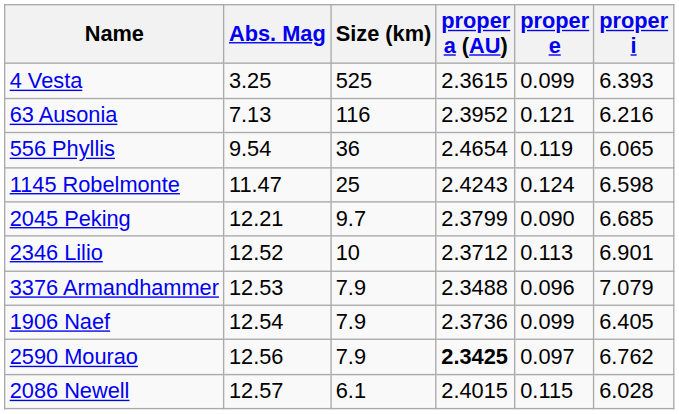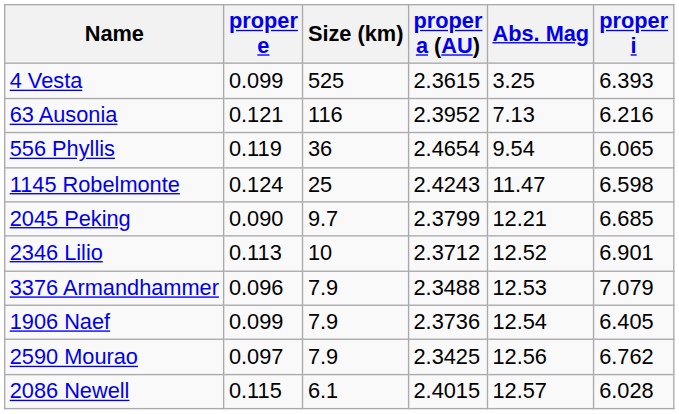columns swapped: (277, 33) <-> (555, 33)
(475, 356) bold -> (447, 356) normal
